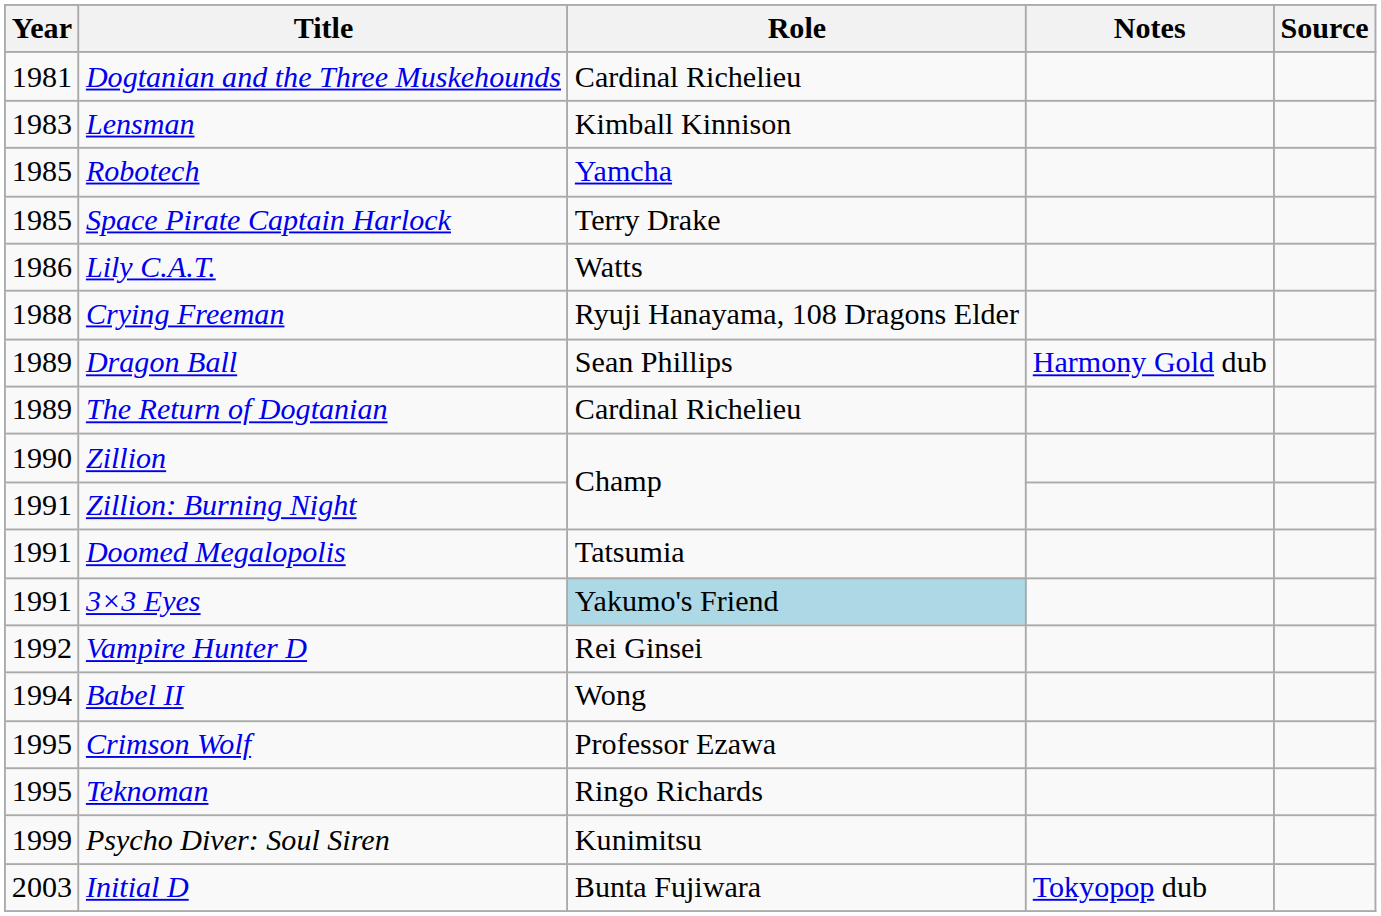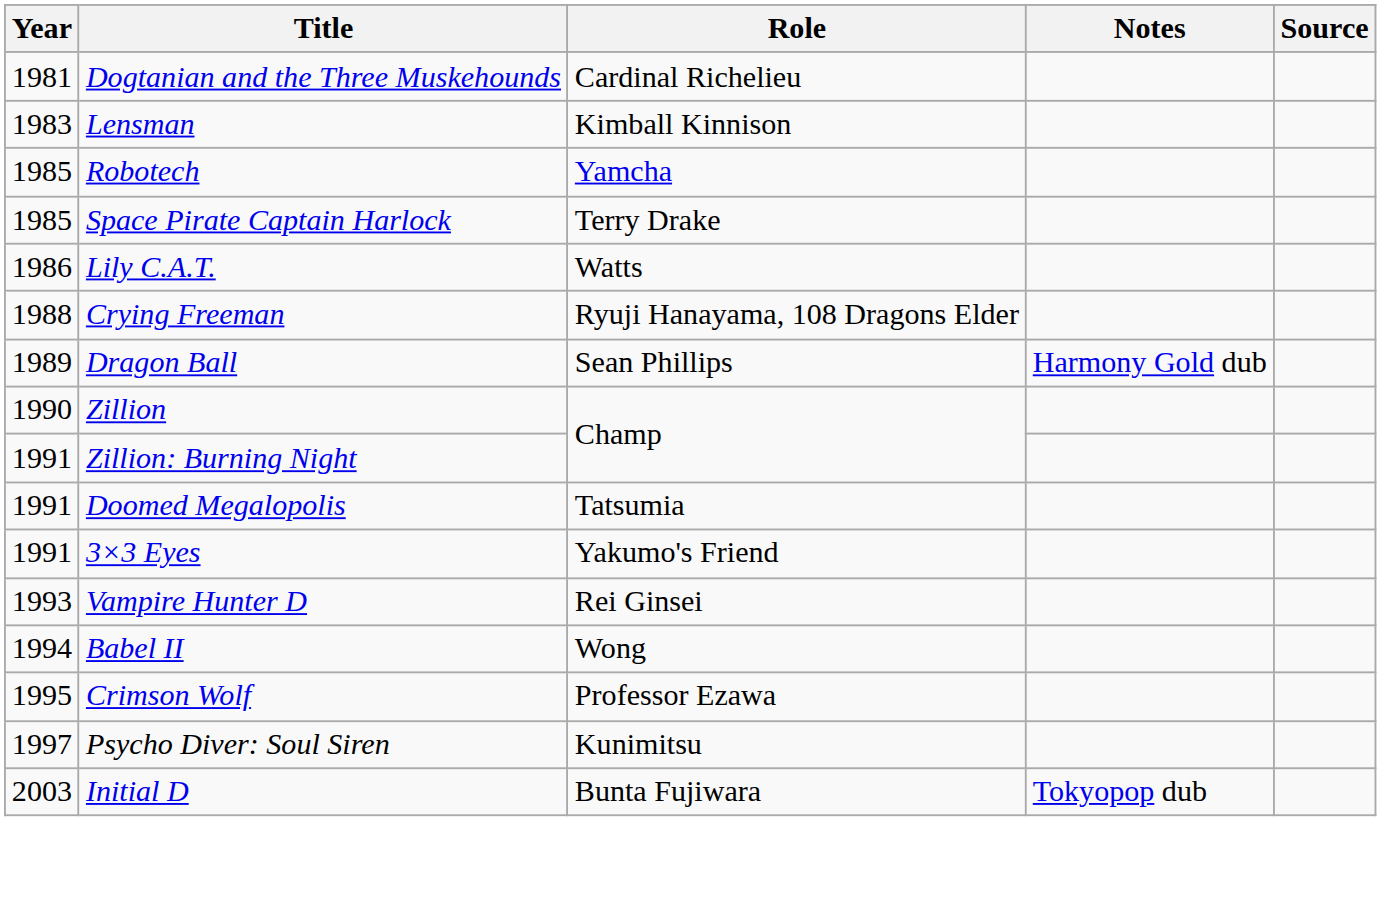- row: (237, 409)
(677, 600) lightblue background -> (677, 553) no background
(42, 648) 1992 -> (42, 600) 1993
- row: (147, 791)
(42, 839) 1999 -> (42, 743) 1997
